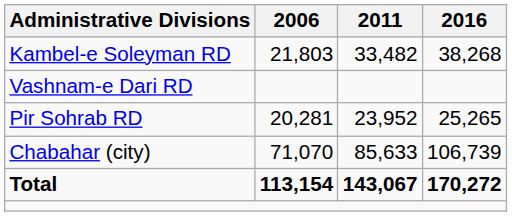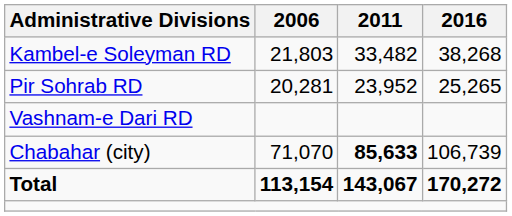rows swapped: (76, 119) <-> (101, 86)
(386, 151) normal -> (386, 151) bold
